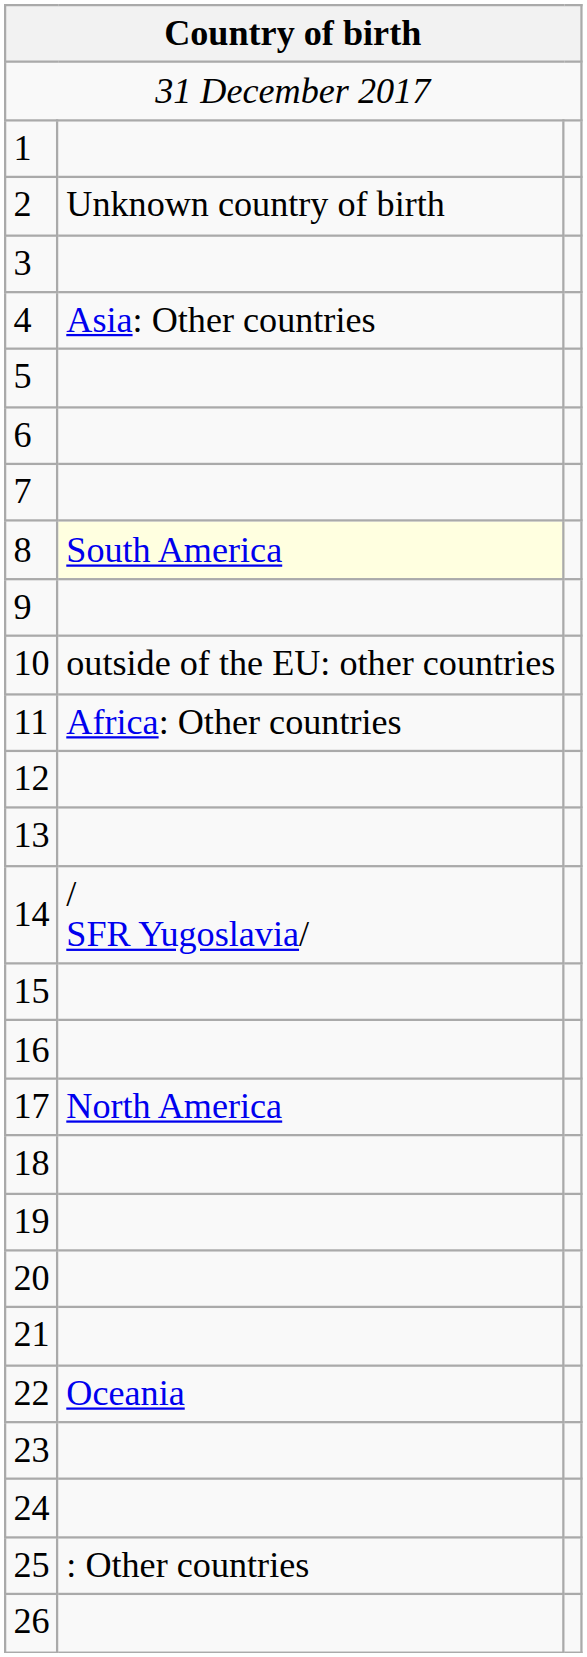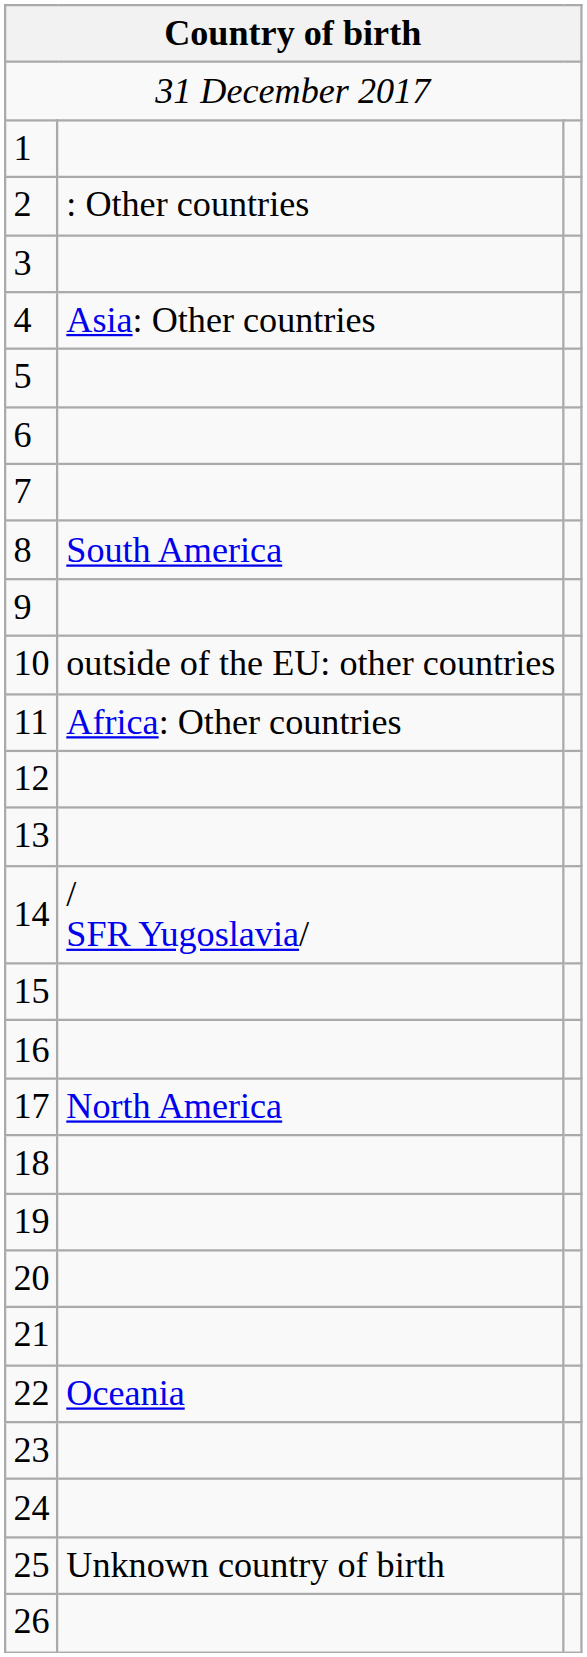(256, 205) Unknown country of birth -> (188, 205) : Other countries
(174, 549) lightyellow background -> (174, 549) no background
(188, 1564) : Other countries -> (256, 1564) Unknown country of birth
